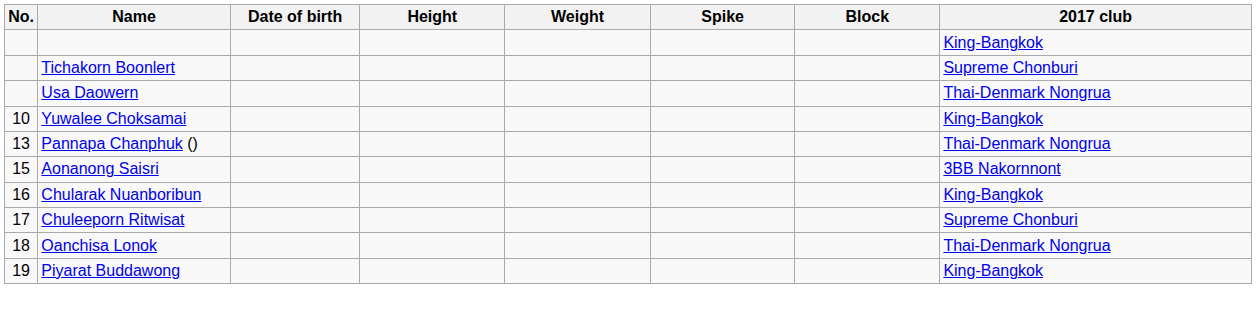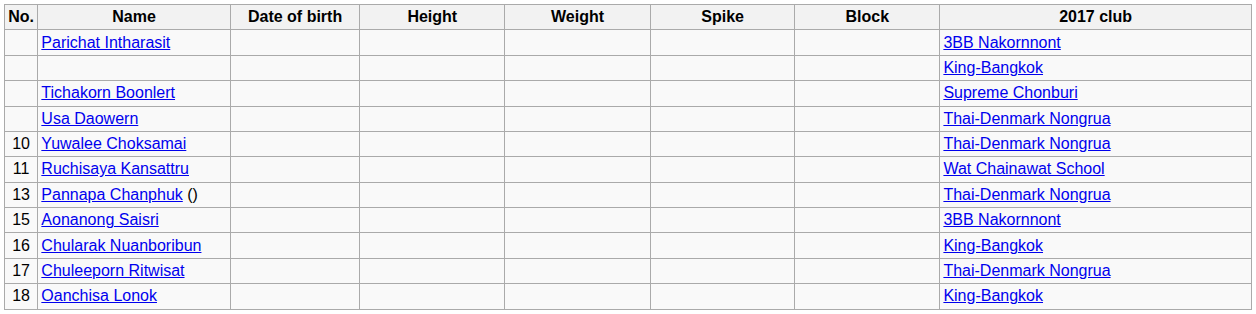+ row: (21, 43)
(993, 118) King-Bangkok -> (1027, 144) Thai-Denmark Nongrua
+ row: (21, 169)
(1011, 220) Supreme Chonburi -> (1027, 270) Thai-Denmark Nongrua
(1027, 245) Thai-Denmark Nongrua -> (993, 296) King-Bangkok
- row: (21, 270)
